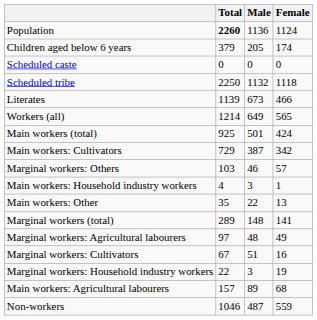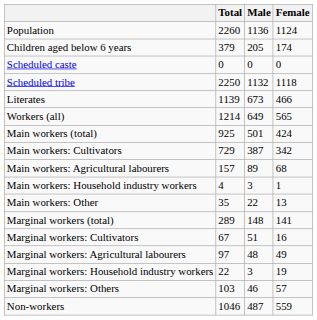(229, 30) bold -> (229, 30) normal
rows swapped: (88, 289) <-> (63, 168)
rows swapped: (73, 254) <-> (96, 237)
